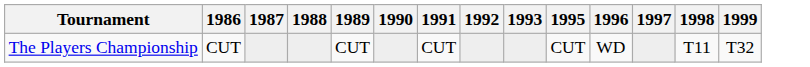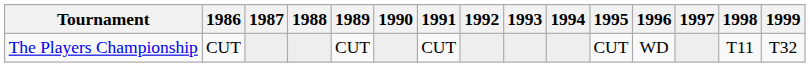+ column: (568, 19)
